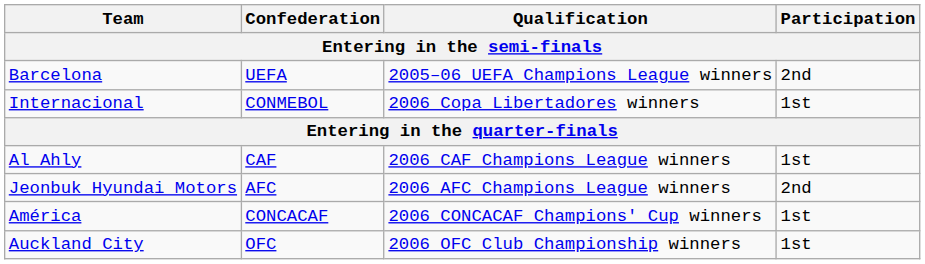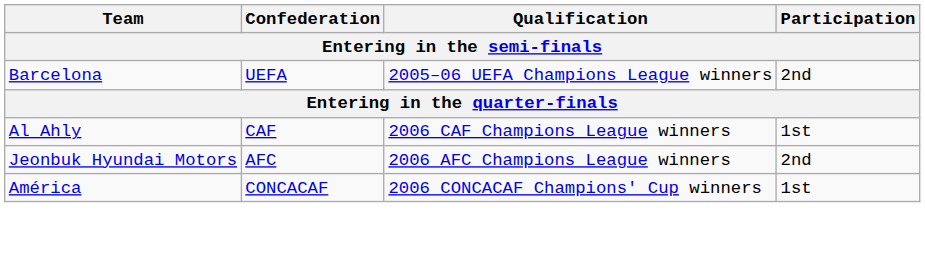- row: (76, 103)
- row: (76, 244)
